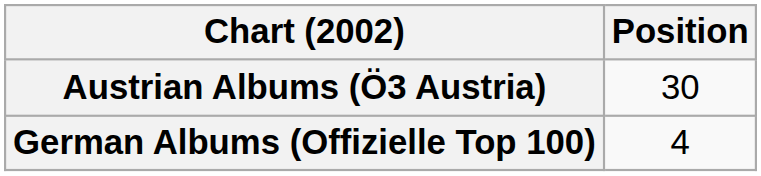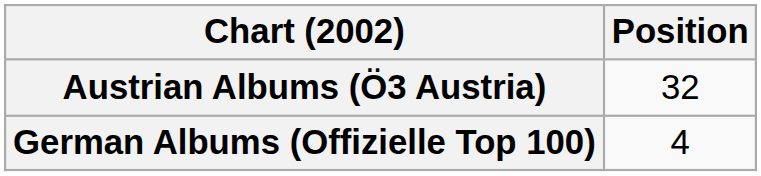(680, 87) 30 -> (680, 87) 32
